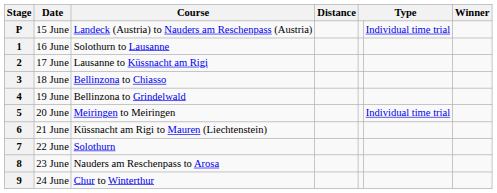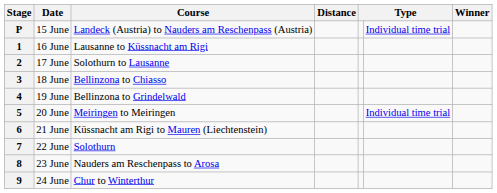(122, 46) Solothurn to Lausanne -> (141, 46) Lausanne to Küssnacht am Rigi
(141, 63) Lausanne to Küssnacht am Rigi -> (122, 63) Solothurn to Lausanne
